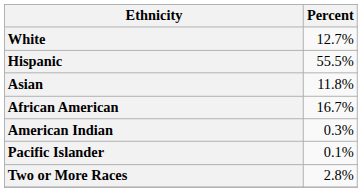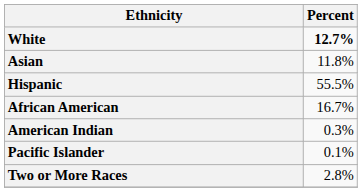(335, 38) normal -> (334, 38) bold
rows swapped: (25, 84) <-> (35, 61)
